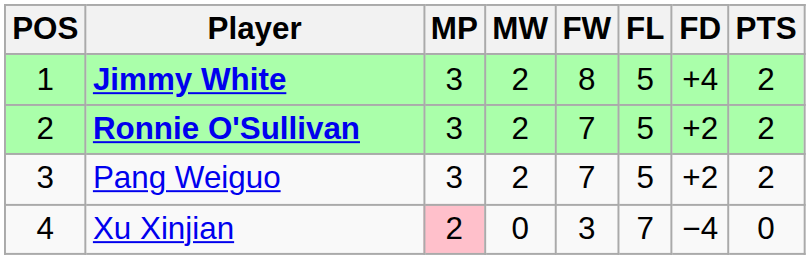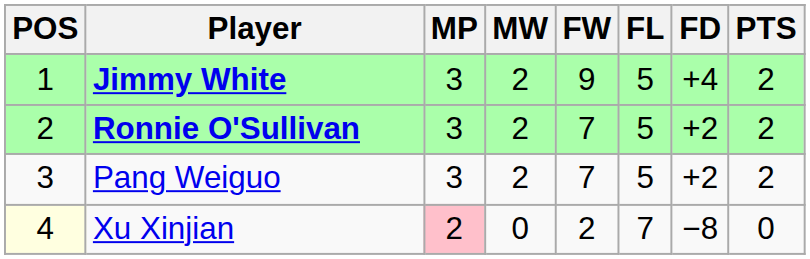(587, 79) 8 -> (587, 79) 9
(45, 228) no background -> (45, 228) lightyellow background
(587, 228) 3 -> (587, 228) 2
(700, 228) −4 -> (700, 228) −8
